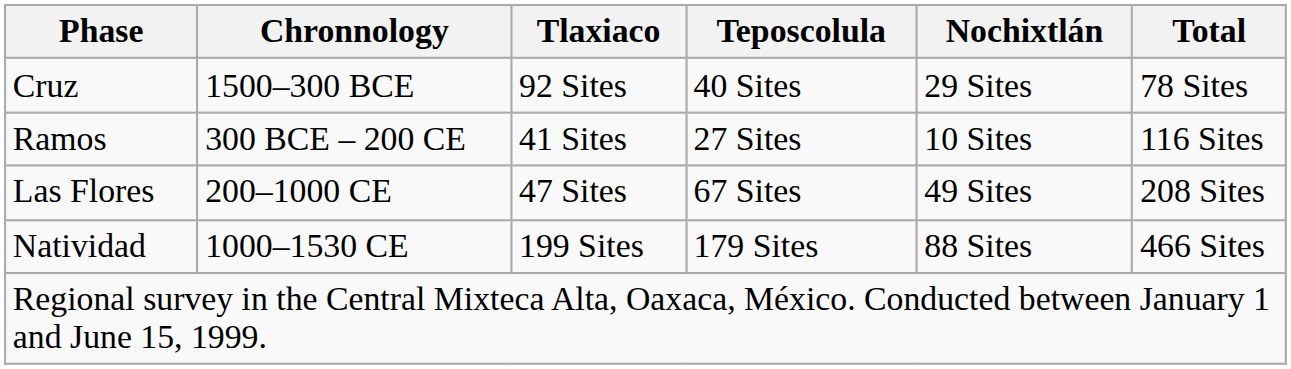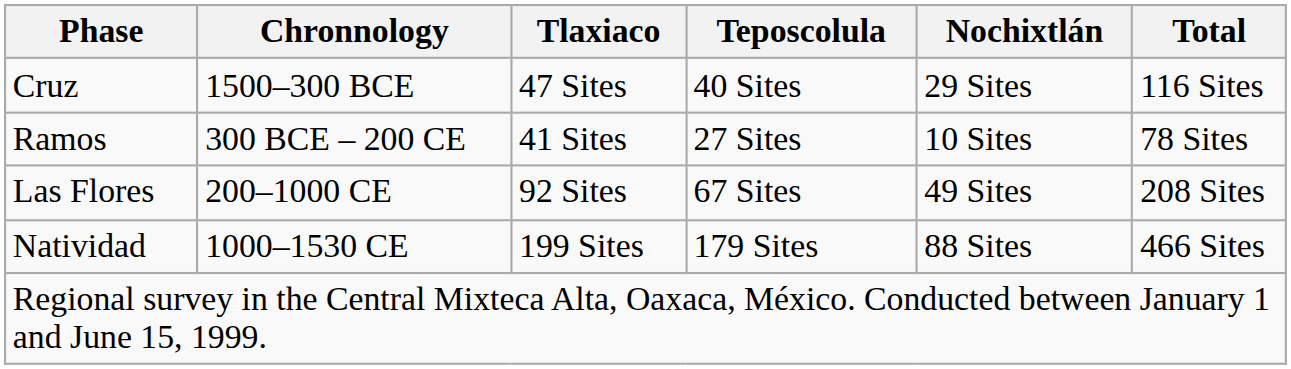(573, 84) 92 Sites -> (573, 84) 47 Sites
(1194, 84) 78 Sites -> (1202, 84) 116 Sites
(1202, 138) 116 Sites -> (1194, 138) 78 Sites
(573, 191) 47 Sites -> (573, 191) 92 Sites
